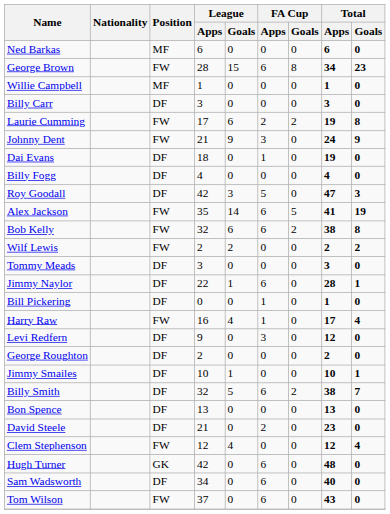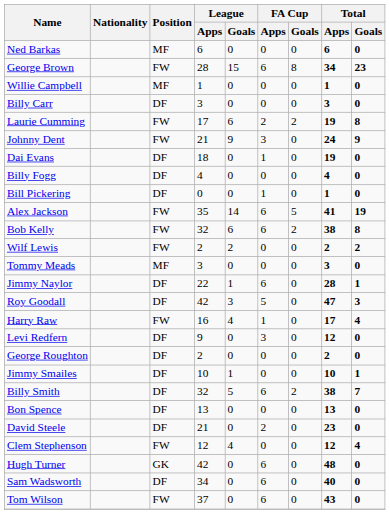rows swapped: (36, 193) <-> (39, 301)
(160, 265) DF -> (161, 265) MF
